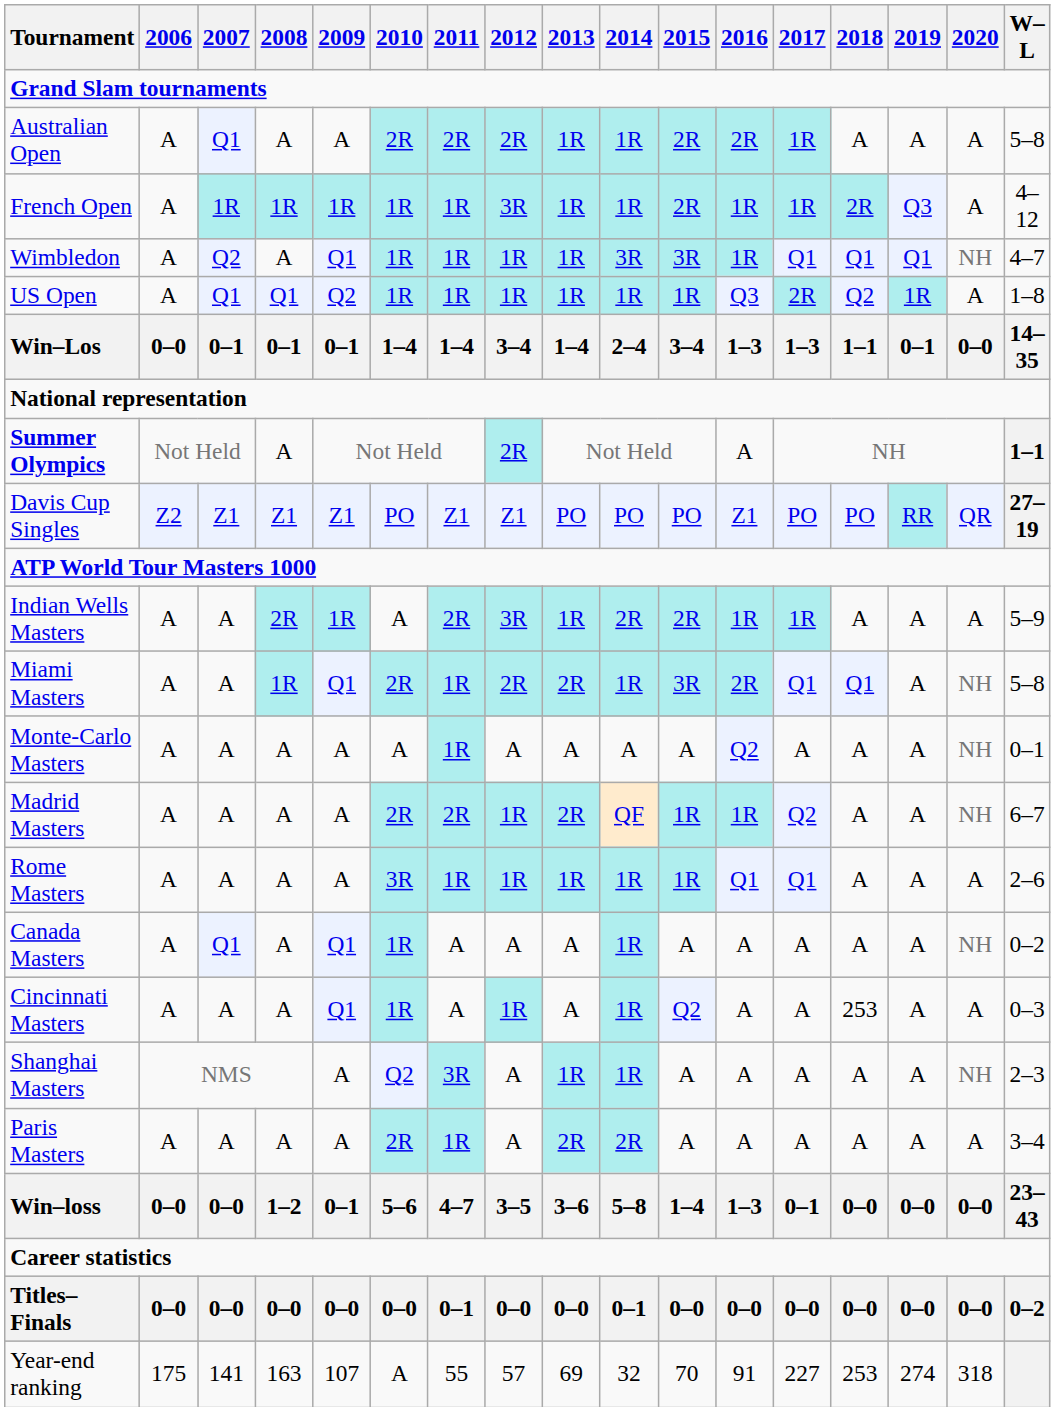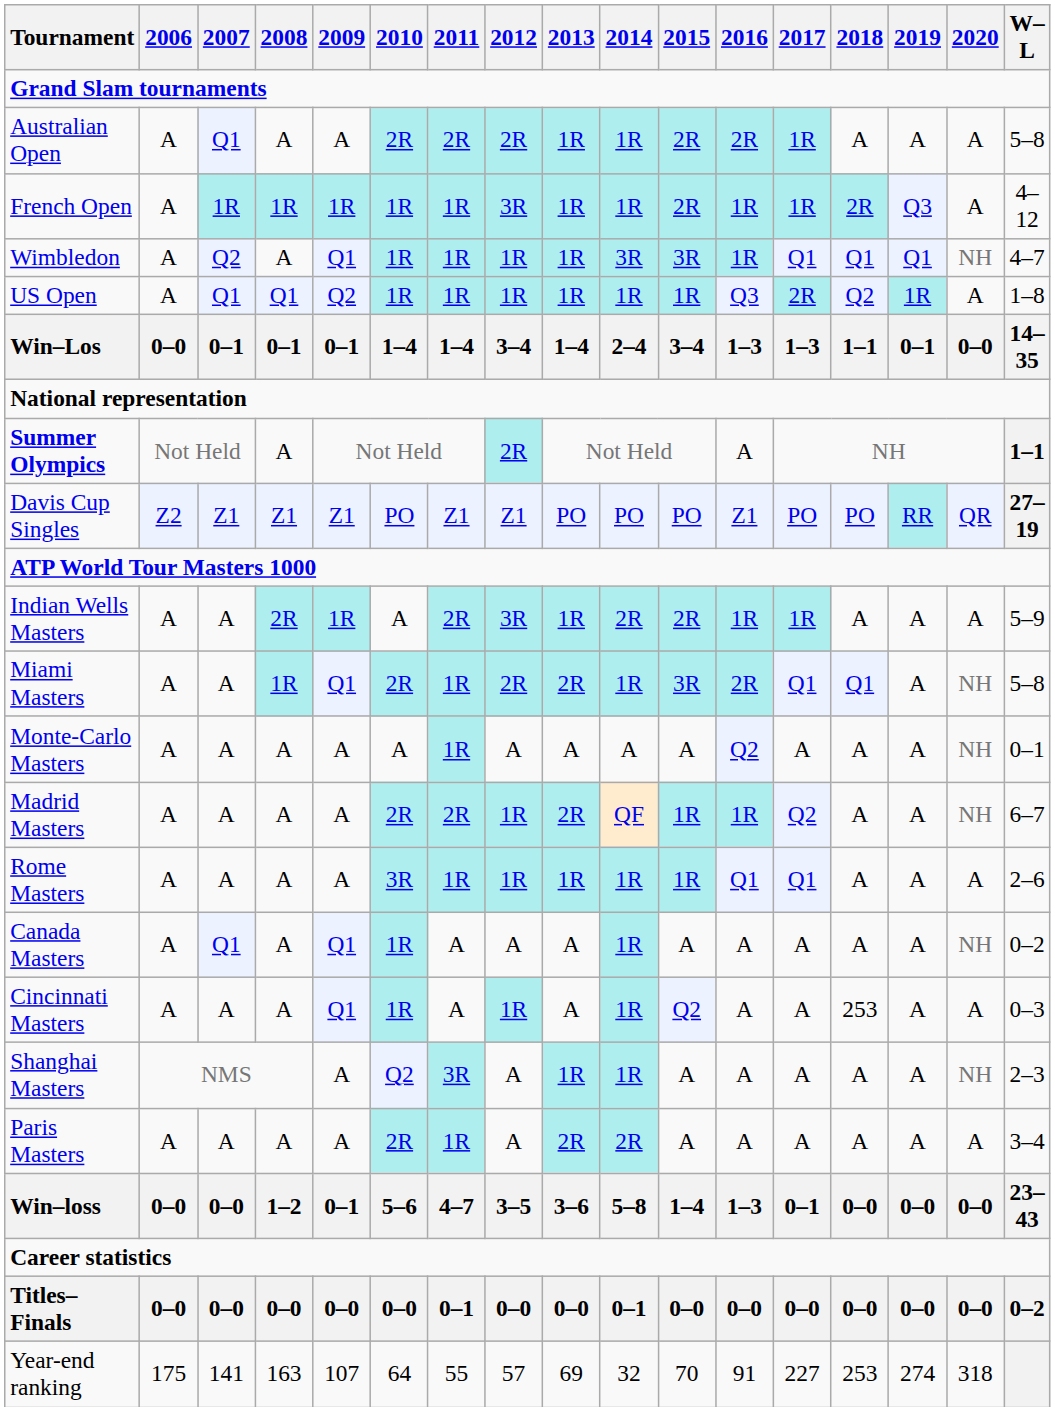(399, 1373) A -> (399, 1373) 64
